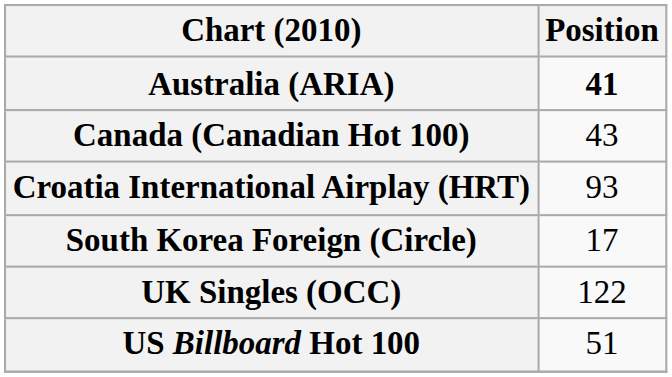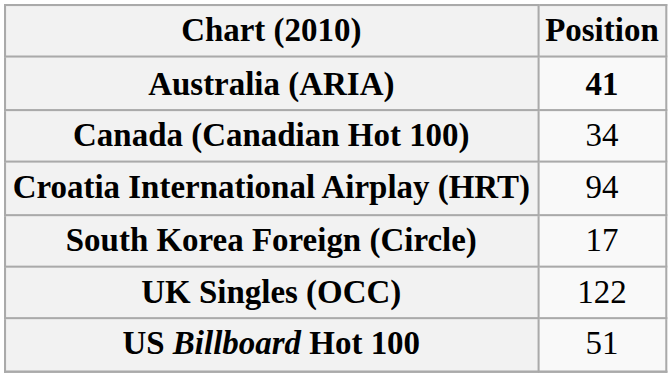(602, 135) 43 -> (602, 135) 34
(602, 187) 93 -> (602, 187) 94
